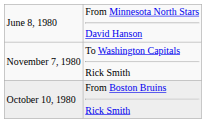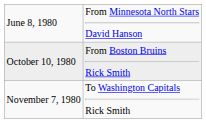rows swapped: (41, 99) <-> (44, 61)
